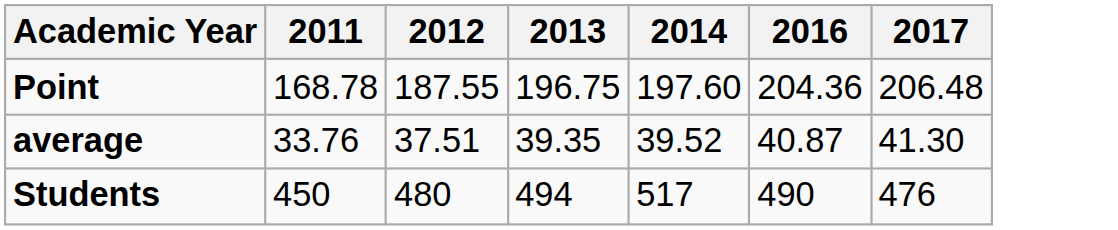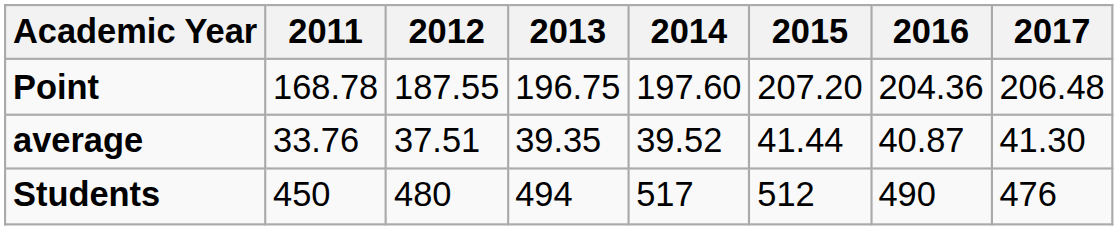+ column: (810, 31)
